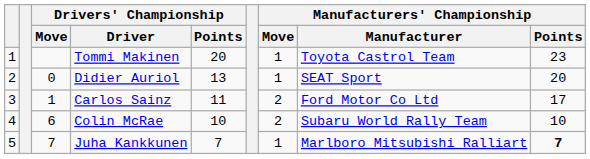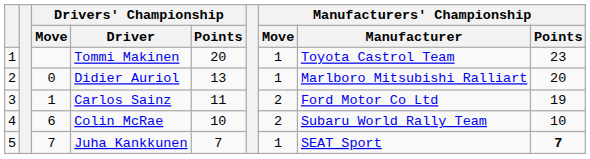(341, 79) SEAT Sport -> (414, 79) Marlboro Mitsubishi Ralliart
(558, 100) 17 -> (558, 100) 19
(414, 143) Marlboro Mitsubishi Ralliart -> (341, 143) SEAT Sport
